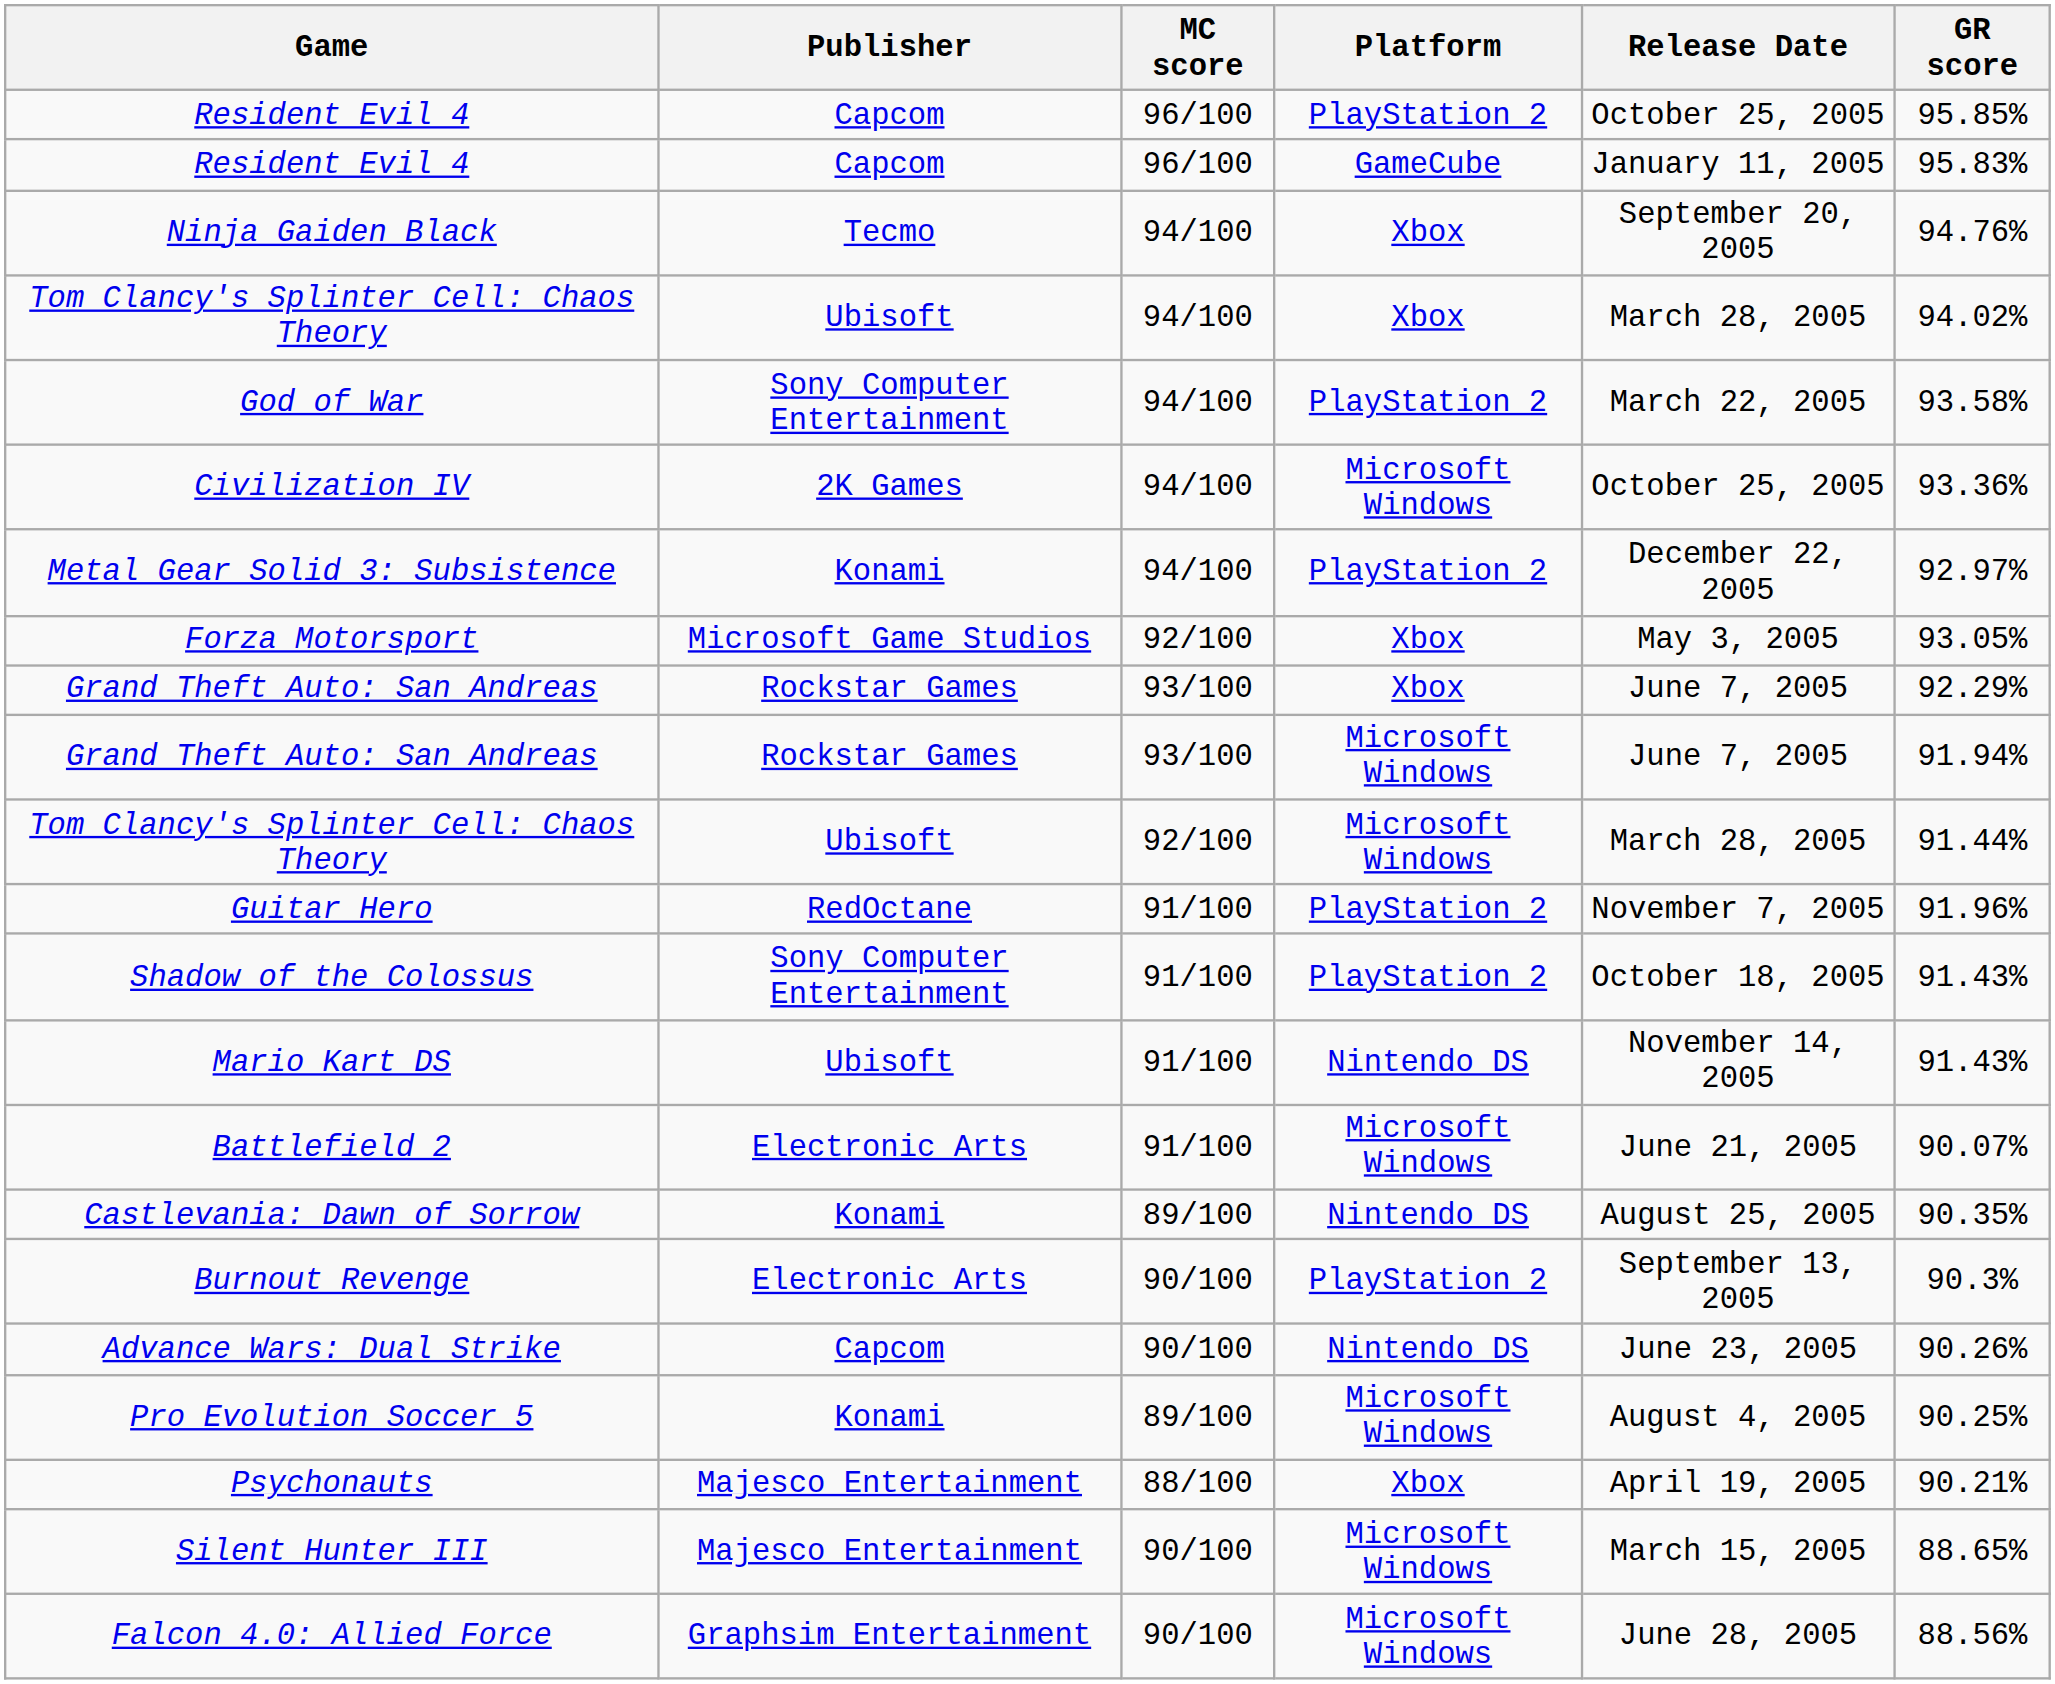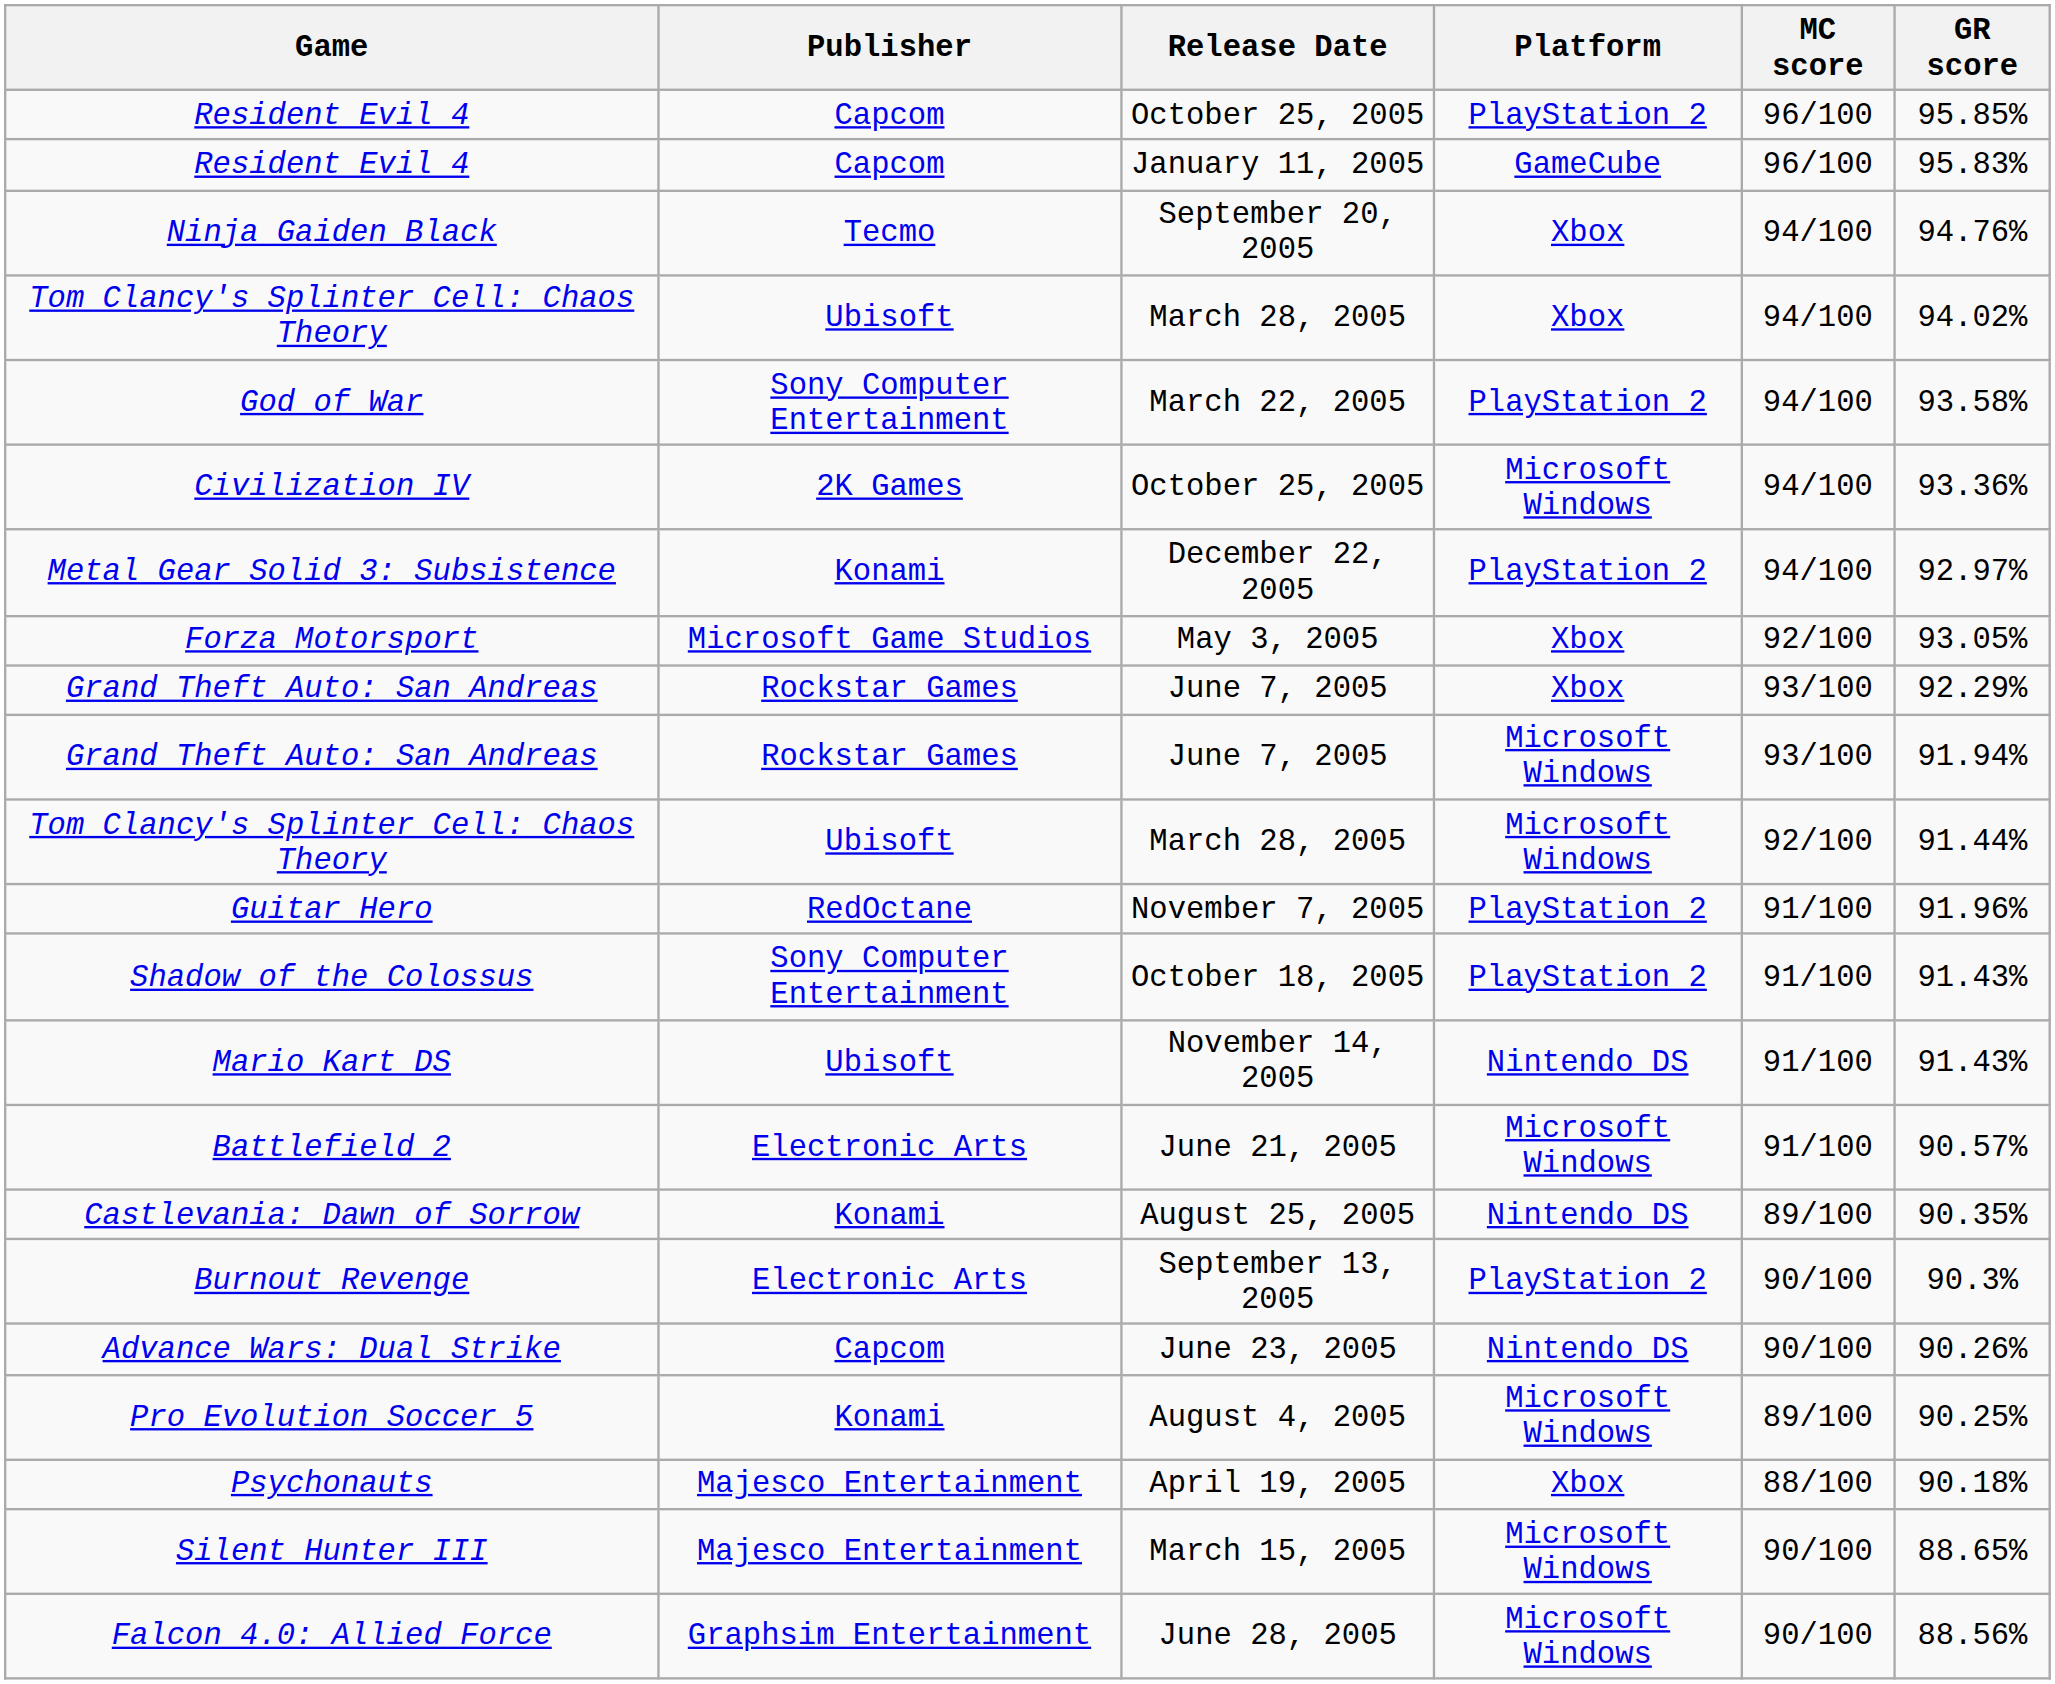columns swapped: (1738, 48) <-> (1198, 48)
(1972, 1147) 90.07% -> (1972, 1147) 90.57%
(1972, 1484) 90.21% -> (1972, 1484) 90.18%
